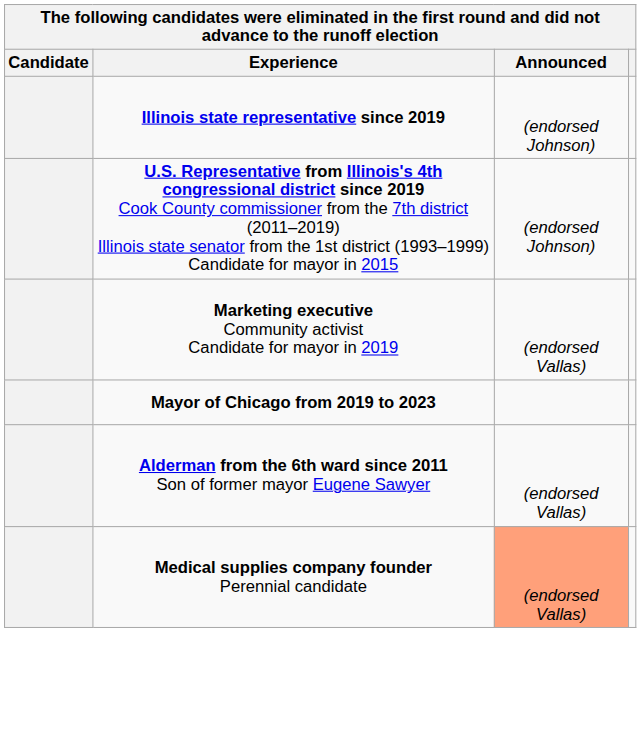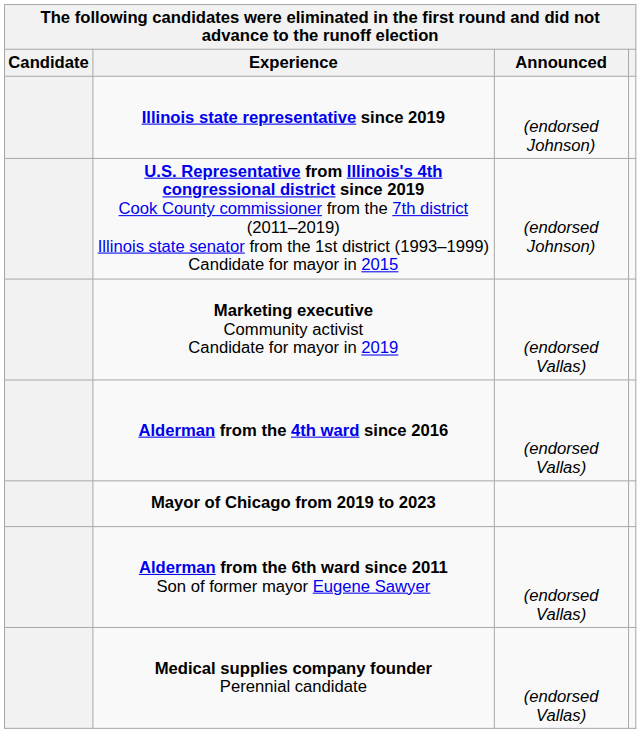+ row: (293, 430)
(561, 604) lightsalmon background -> (561, 706) no background
